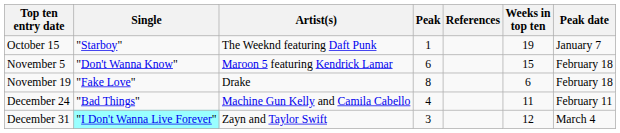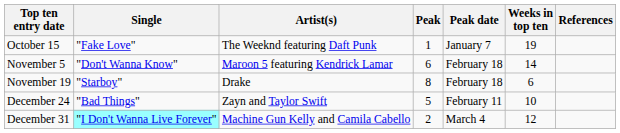columns swapped: (584, 20) <-> (473, 20)
(99, 45) "Starboy" -> (106, 45) "Fake Love"
(528, 63) 15 -> (531, 63) 14
(106, 82) "Fake Love" -> (99, 82) "Starboy"
(316, 100) Machine Gun Kelly and Camila Cabello -> (274, 100) Zayn and Taylor Swift
(428, 100) 4 -> (428, 100) 5
(528, 100) 11 -> (531, 100) 10
(274, 119) Zayn and Taylor Swift -> (316, 119) Machine Gun Kelly and Camila Cabello
(428, 119) 3 -> (428, 119) 2
